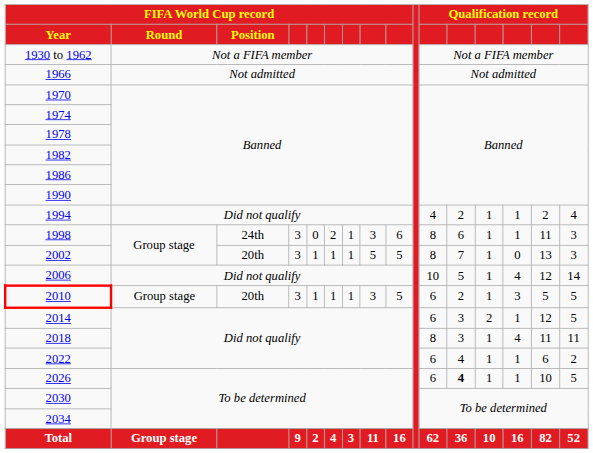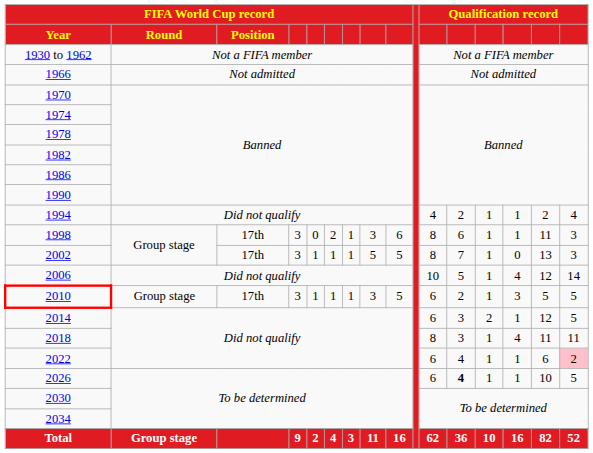(253, 235) 24th -> (253, 235) 17th
(253, 255) 20th -> (253, 255) 17th
(253, 296) 20th -> (253, 296) 17th
(574, 358) no background -> (574, 358) pink background
